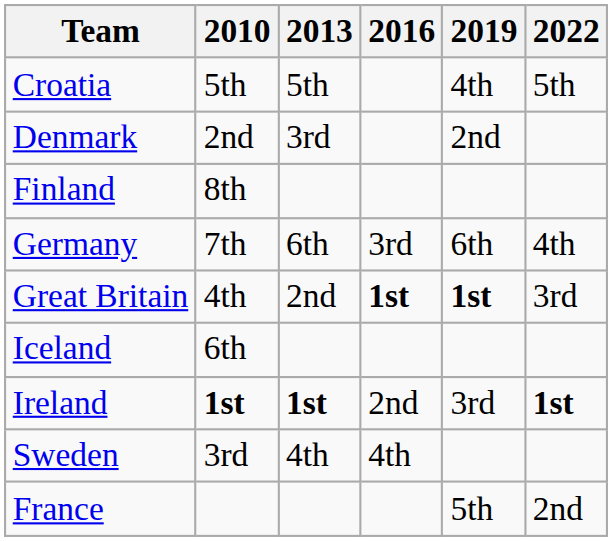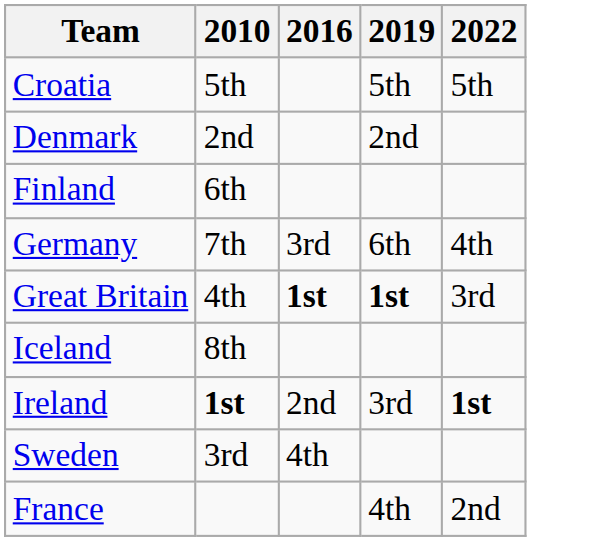- column: (319, 31)
(472, 84) 4th -> (390, 84) 5th
(225, 190) 8th -> (225, 190) 6th
(225, 349) 6th -> (225, 349) 8th
(472, 508) 5th -> (390, 508) 4th
